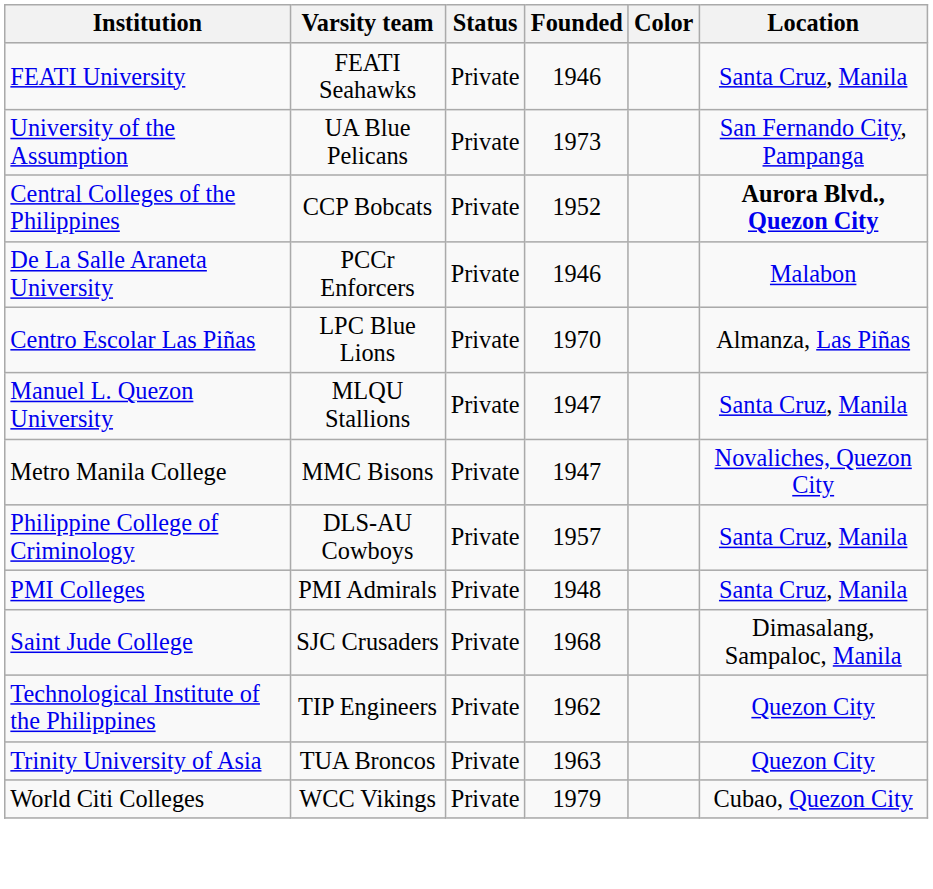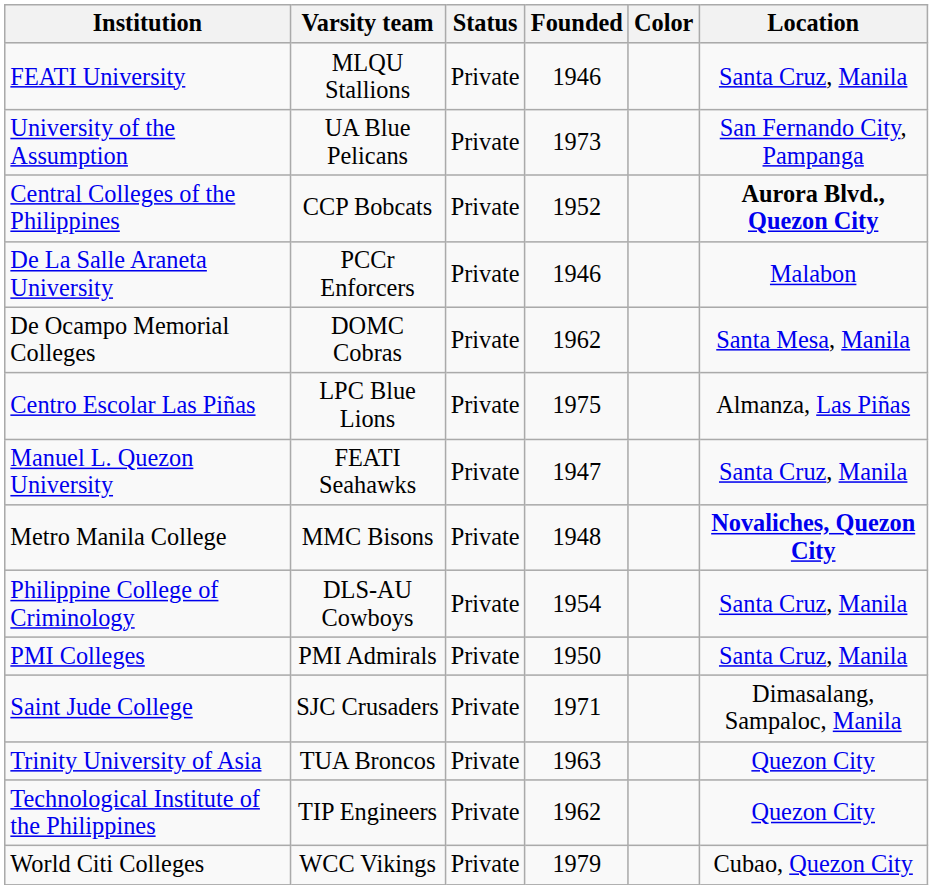(368, 76) FEATI Seahawks -> (368, 76) MLQU Stallions
+ row: (120, 339)
(577, 339) 1970 -> (577, 405) 1975
(368, 405) MLQU Stallions -> (368, 471) FEATI Seahawks
(577, 471) 1947 -> (577, 537) 1948
(813, 471) normal -> (813, 537) bold
(577, 537) 1957 -> (577, 603) 1954
(577, 589) 1948 -> (577, 655) 1950
(577, 642) 1968 -> (577, 707) 1971
rows swapped: (136, 760) <-> (135, 707)
